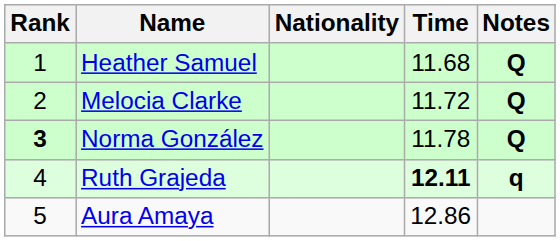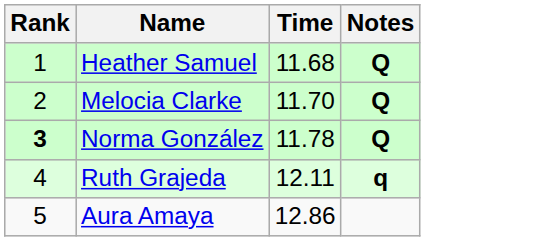- column: (337, 23)
(441, 100) 11.72 -> (305, 100) 11.70
(441, 178) bold -> (305, 178) normal
